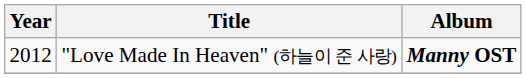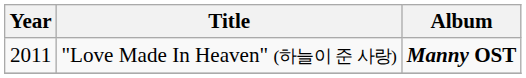(31, 55) 2012 -> (31, 55) 2011
